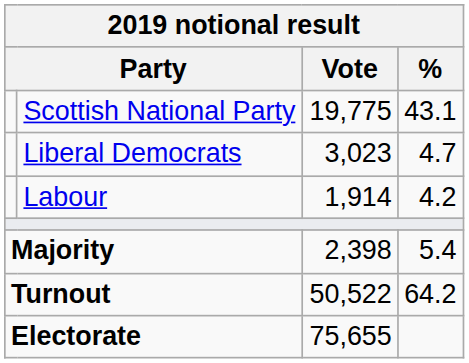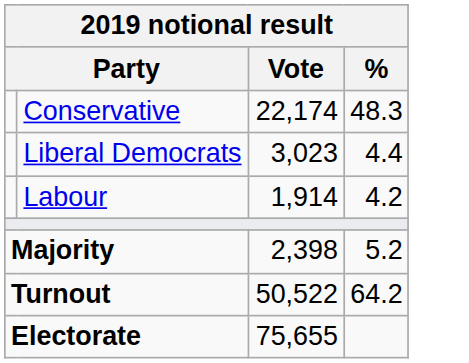+ row: (102, 111)
- row: (159, 111)
(438, 153) 4.7 -> (384, 153) 4.4
(438, 251) 5.4 -> (384, 251) 5.2
